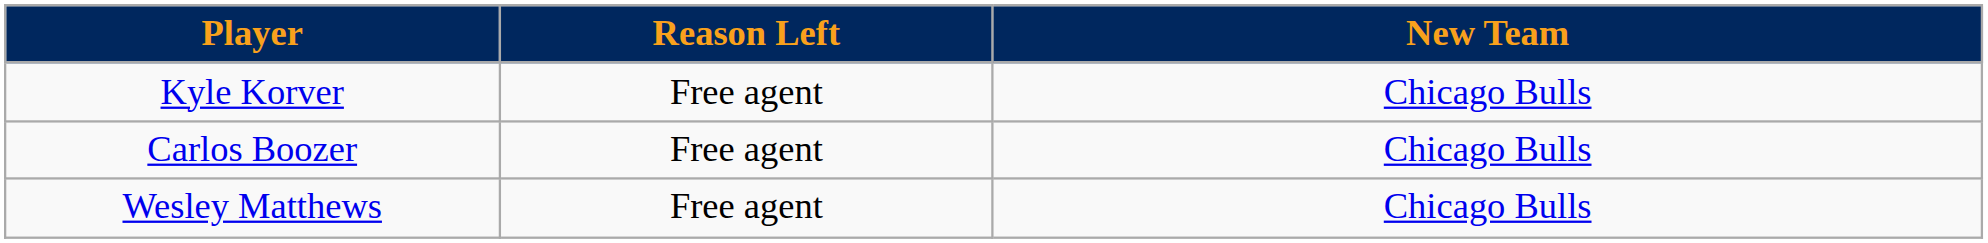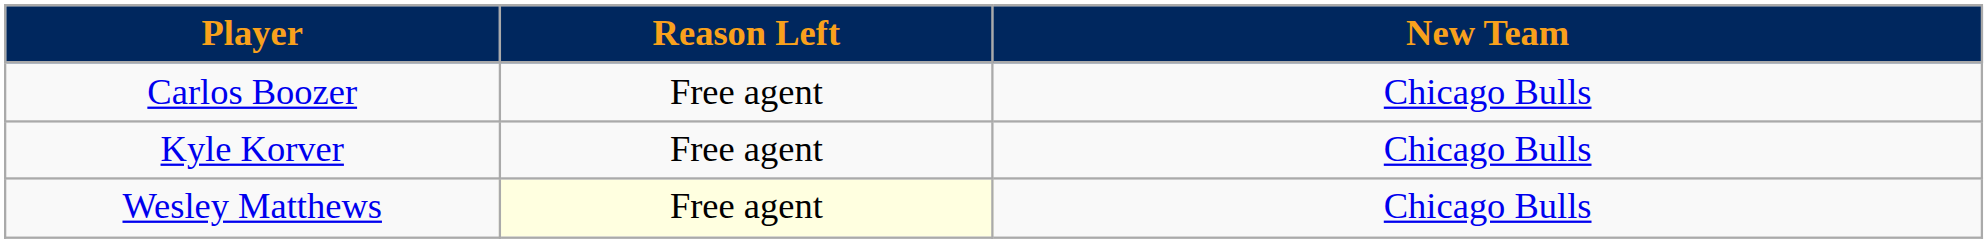rows swapped: (252, 149) <-> (252, 91)
(746, 206) no background -> (746, 206) lightyellow background
